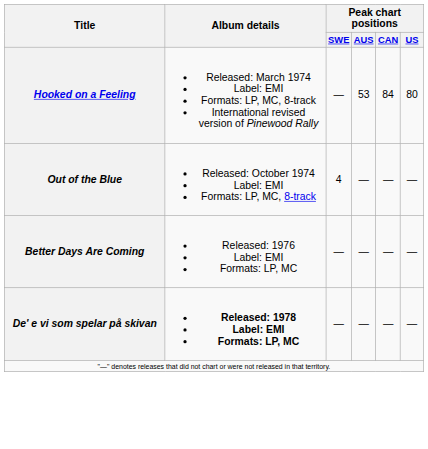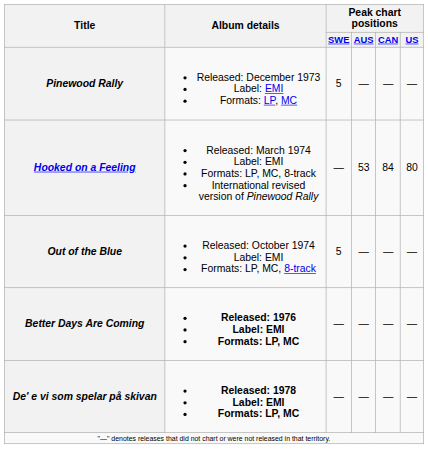+ row: (85, 83)
(339, 179) 4 -> (339, 251) 5
(246, 258) normal -> (246, 330) bold
